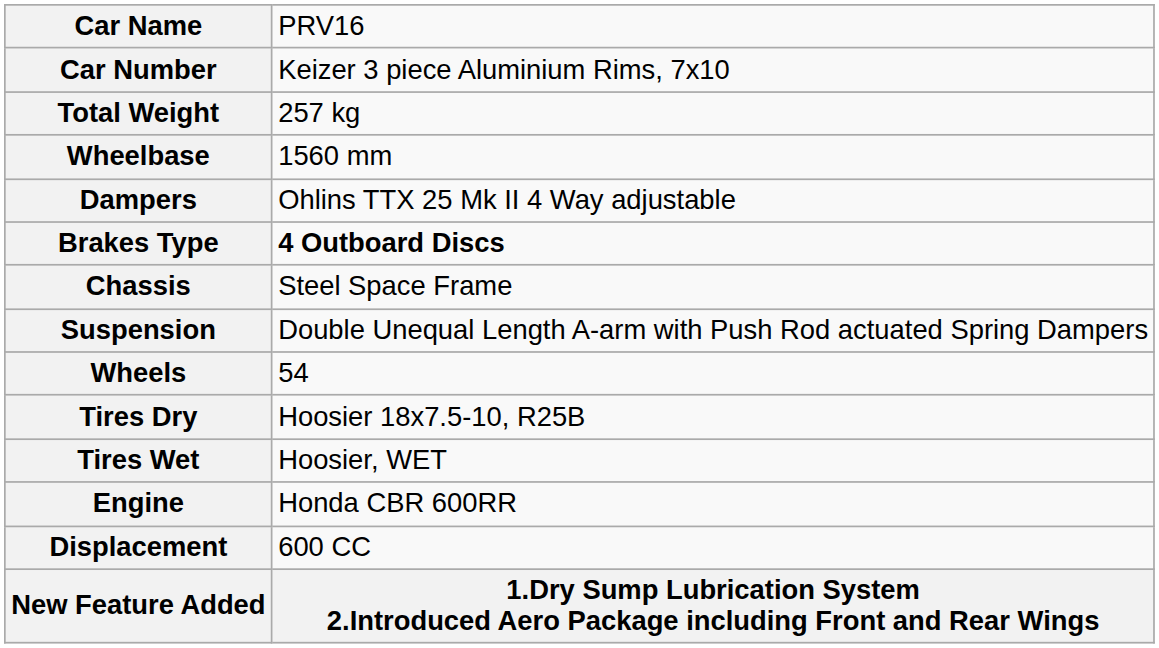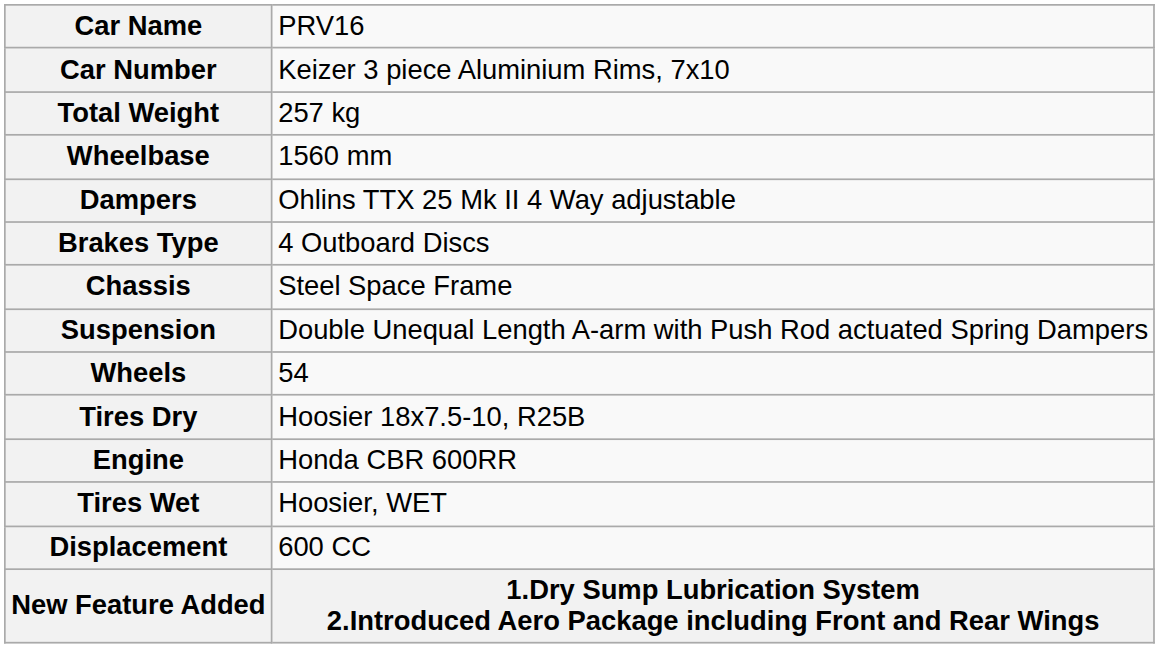(391, 243) bold -> (384, 243) normal
rows swapped: (138, 460) <-> (138, 503)
